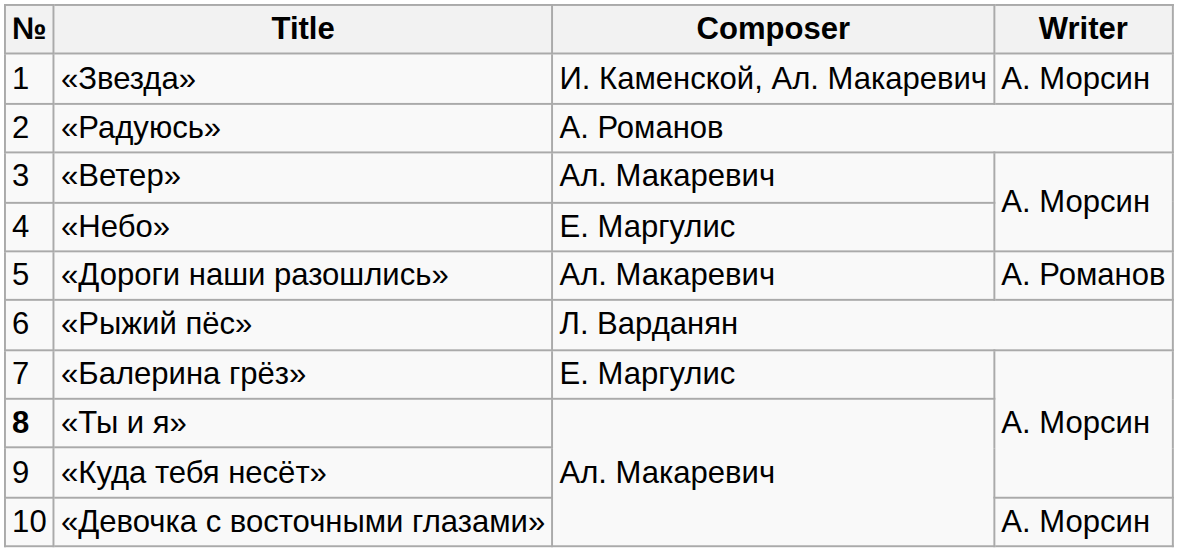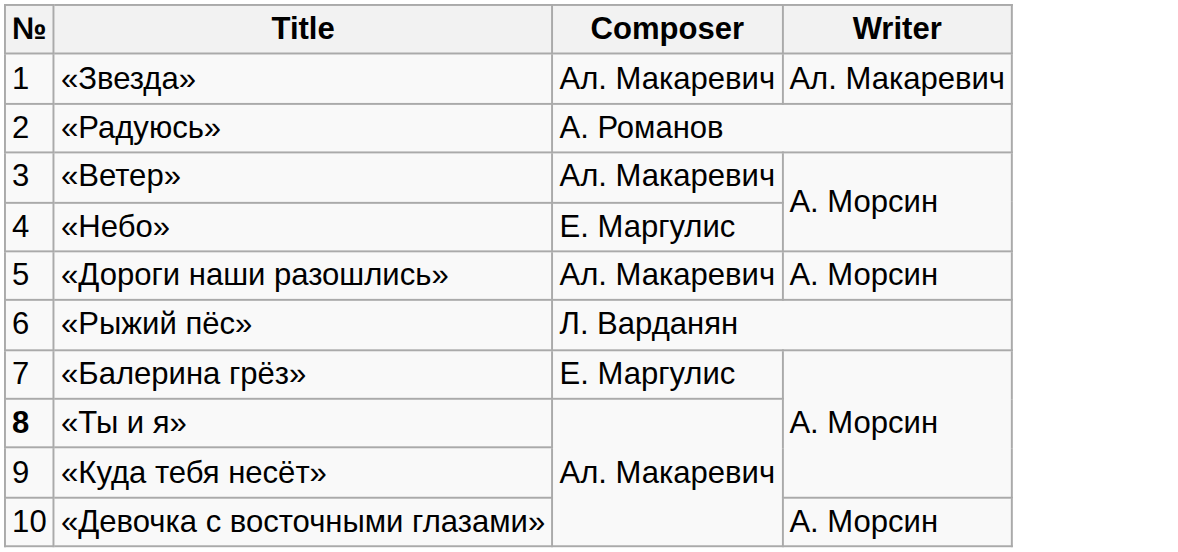(773, 78) И. Каменской, Ал. Макаревич -> (667, 78) Ал. Макаревич
(1076, 78) А. Морсин -> (897, 78) Ал. Макаревич
(1083, 275) А. Романов -> (864, 275) А. Морсин
